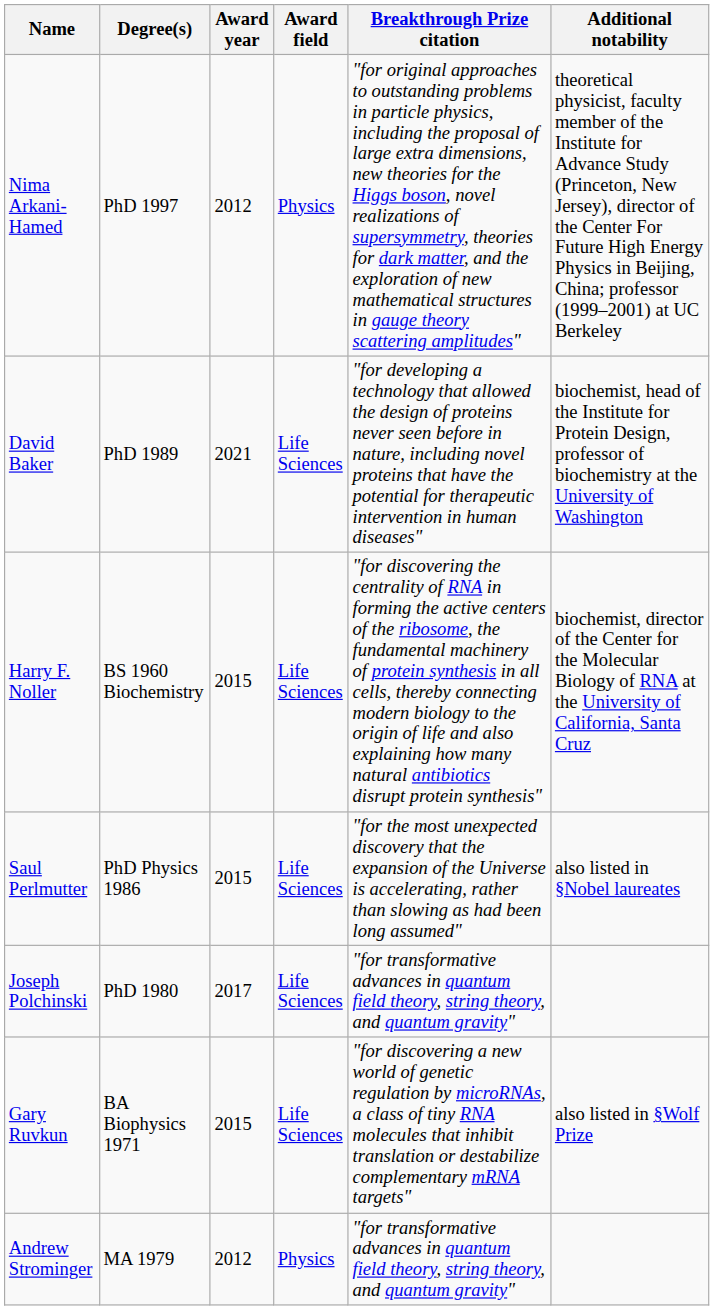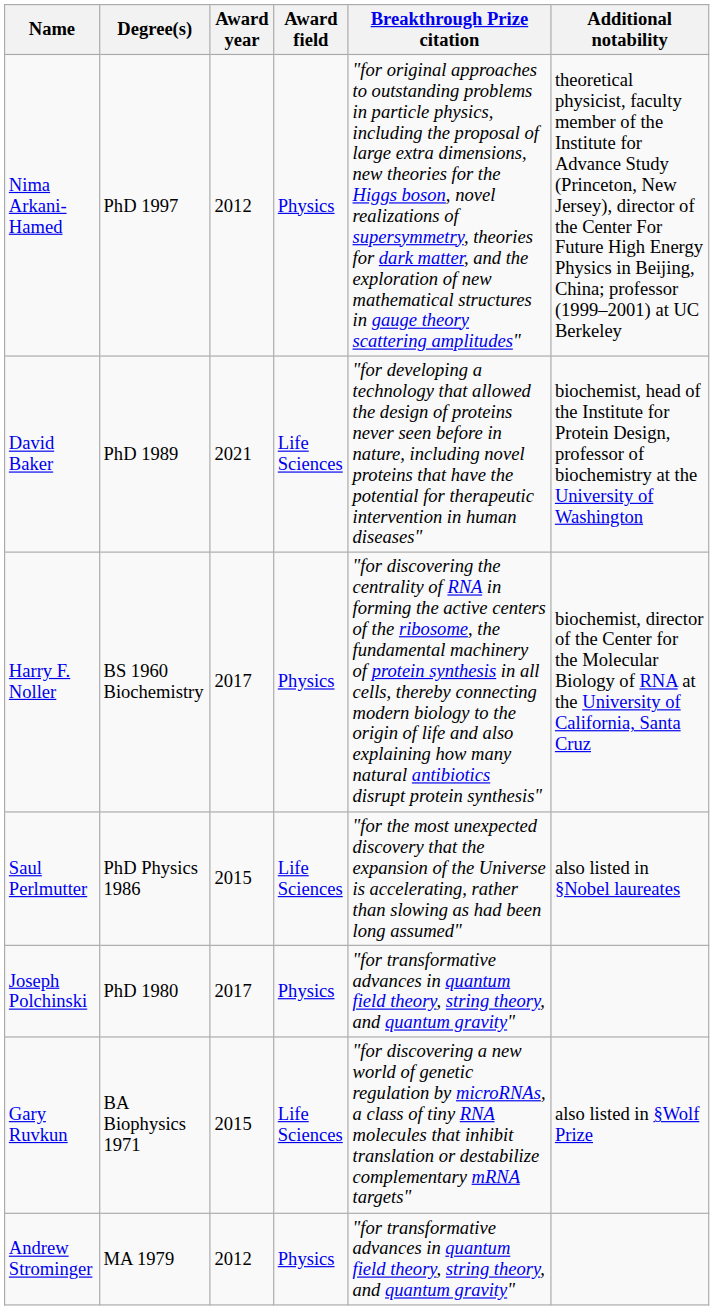(233, 681) 2015 -> (233, 681) 2017
(310, 681) Life Sciences -> (306, 681) Physics
(310, 991) Life Sciences -> (306, 991) Physics
